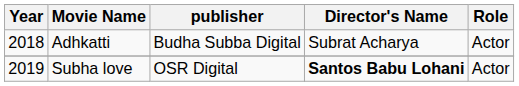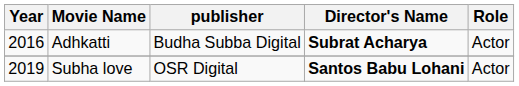(26, 42) 2018 -> (26, 42) 2016
(363, 42) normal -> (368, 42) bold
